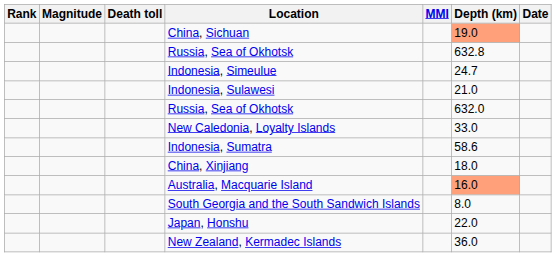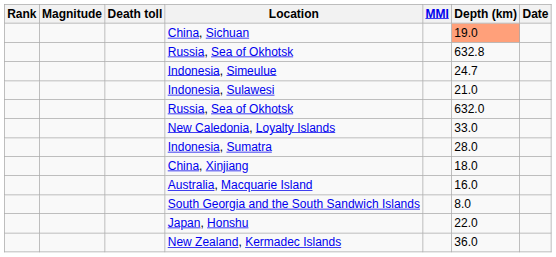(466, 147) 58.6 -> (466, 147) 28.0
(466, 185) lightsalmon background -> (466, 185) no background
